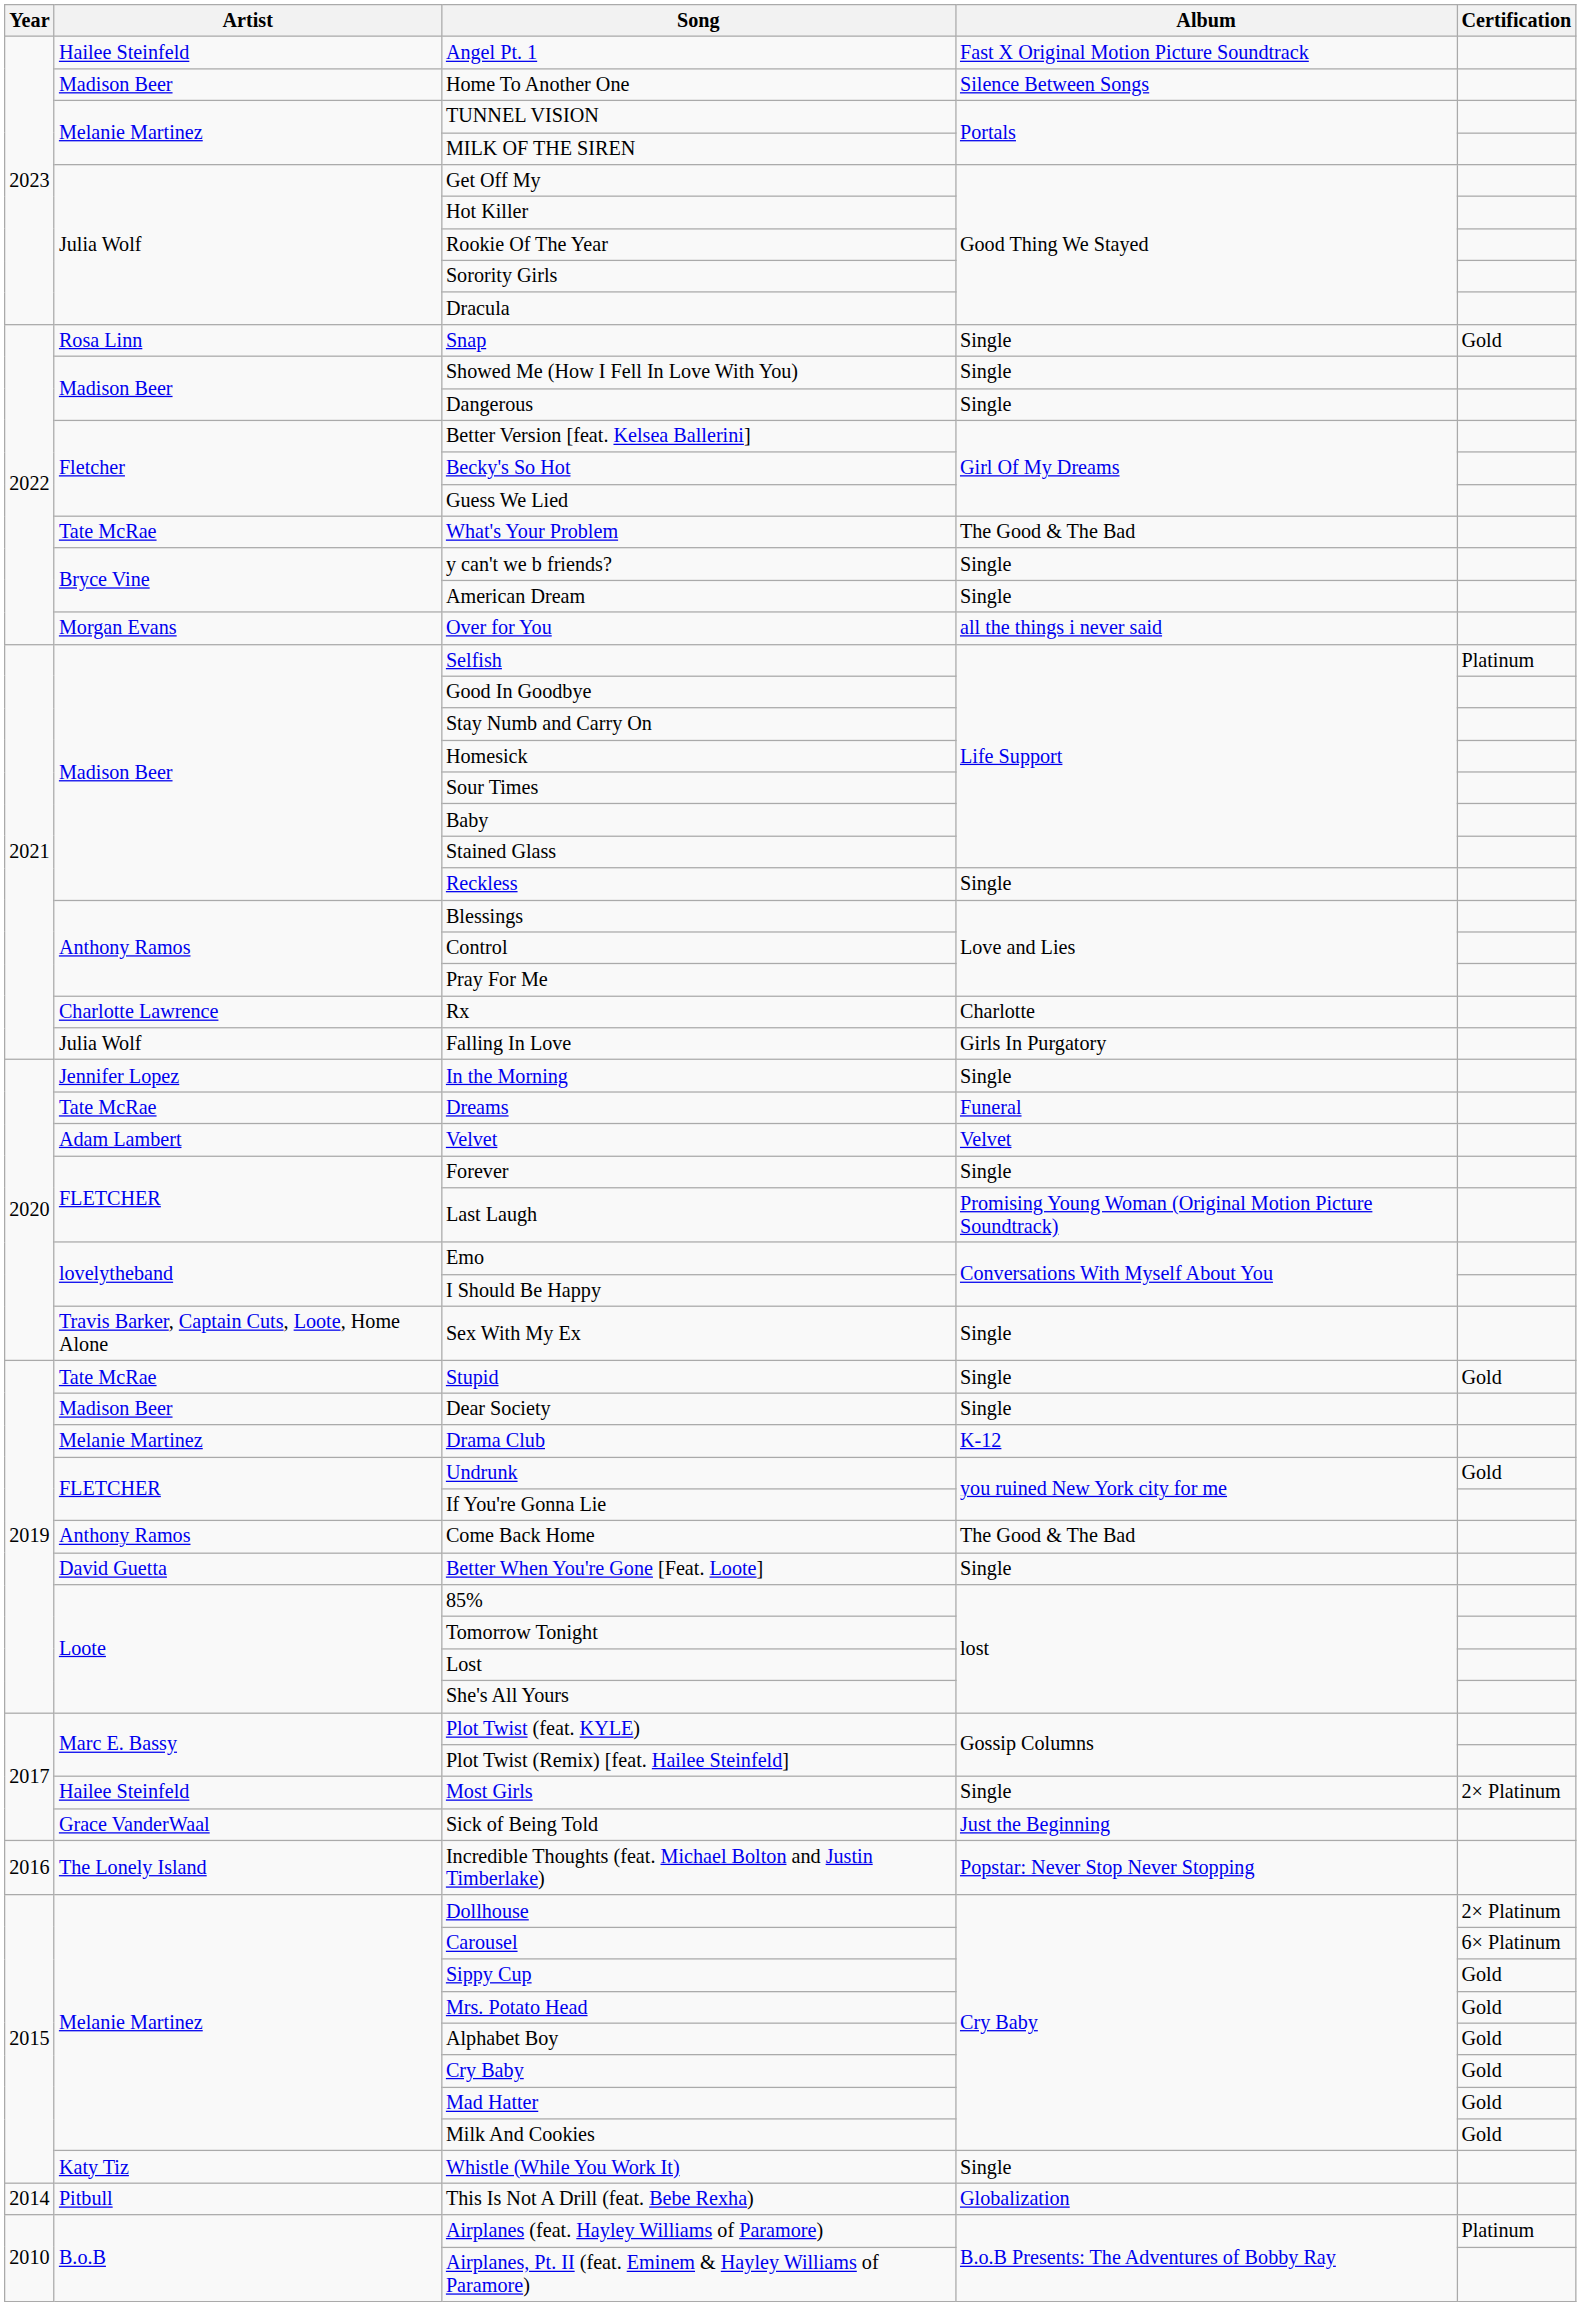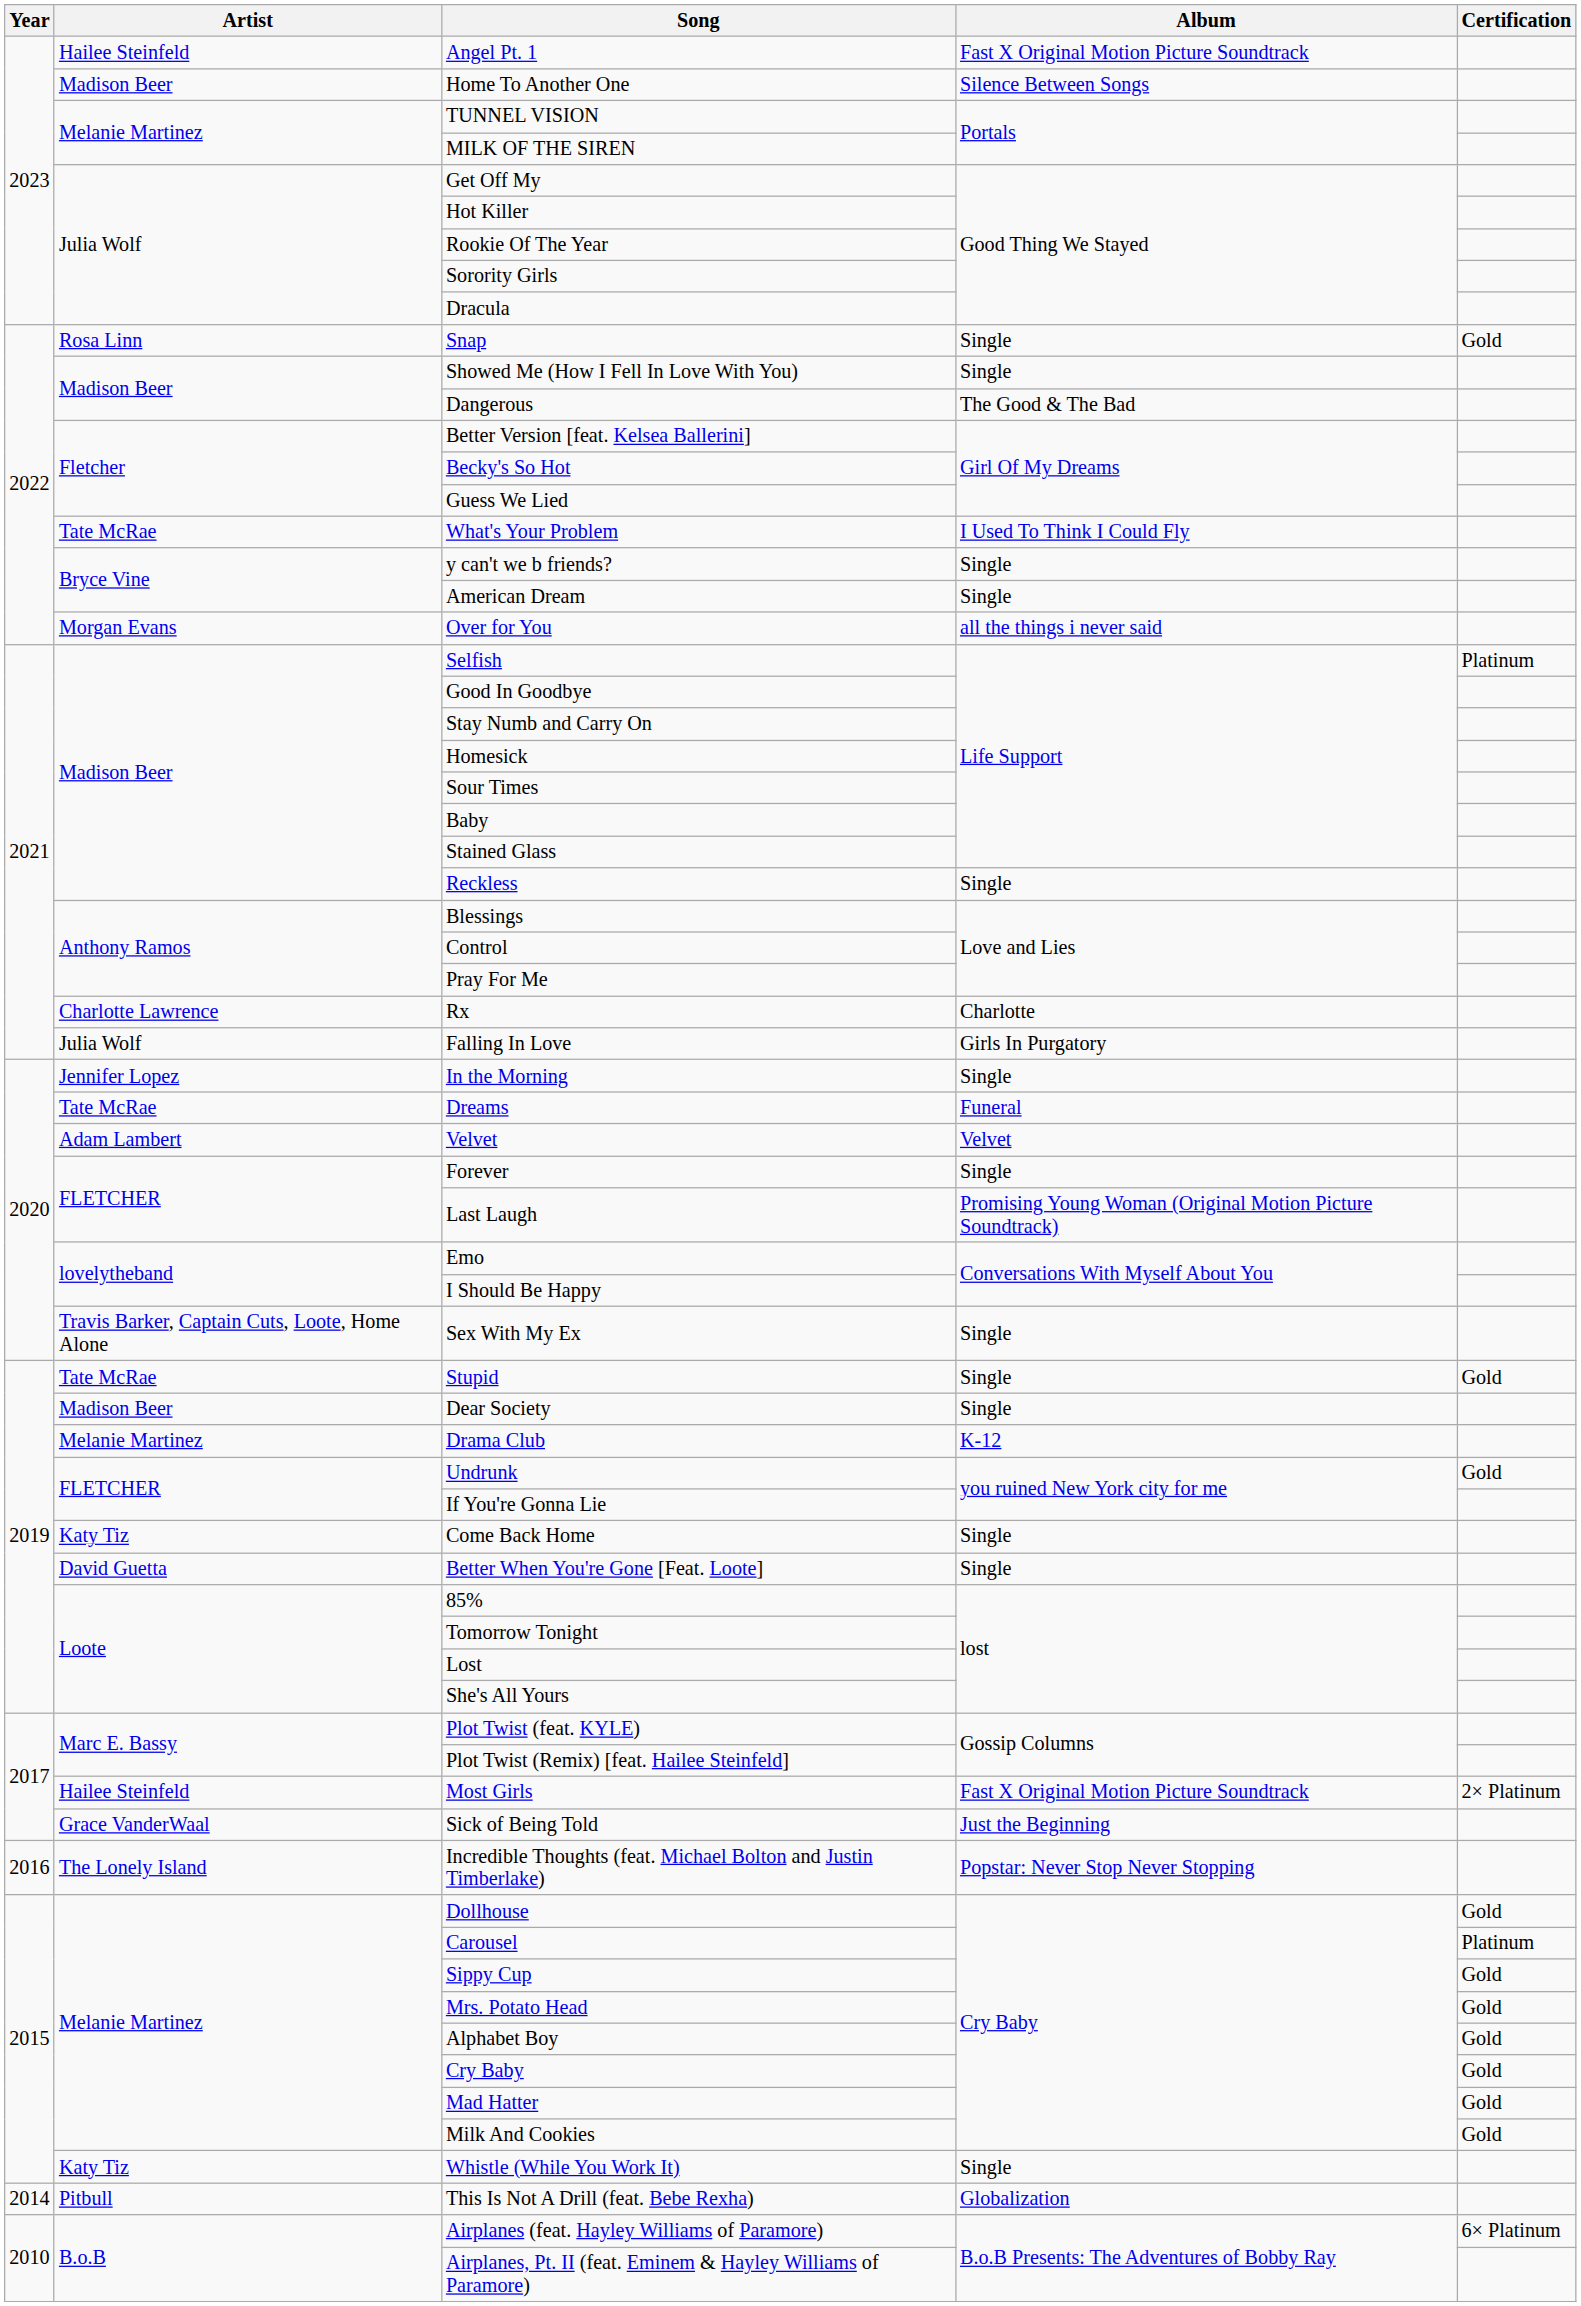(986, 404) Single -> (1048, 404) The Good & The Bad
(1048, 532) The Good & The Bad -> (1075, 532) I Used To Think I Could Fly
(125, 1536) Anthony Ramos -> (94, 1536) Katy Tiz
(1048, 1536) The Good & The Bad -> (986, 1536) Single
(986, 1792) Single -> (1134, 1792) Fast X Original Motion Picture Soundtrack
(1511, 1910) 2× Platinum -> (1482, 1910) Gold
(1511, 1942) 6× Platinum -> (1498, 1942) Platinum
(1498, 2230) Platinum -> (1511, 2230) 6× Platinum
